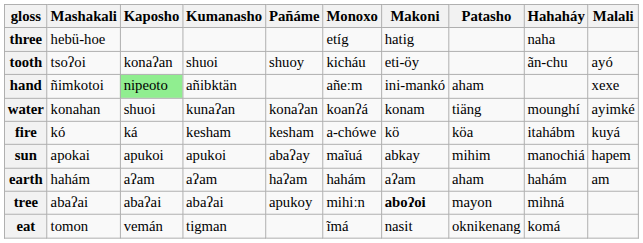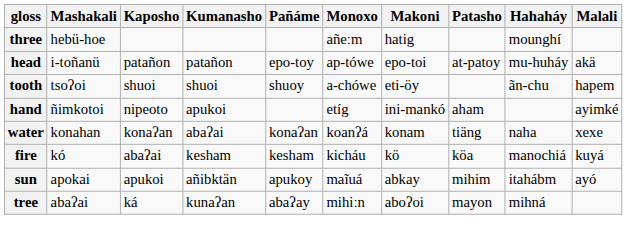(337, 39) etíg -> (344, 39) añeːm
(541, 39) naha -> (535, 39) mounghí
+ row: (26, 62)
(148, 62) konaʔan -> (140, 86) shuoi
(346, 62) kicháu -> (351, 86) a-chówe
(602, 62) ayó -> (595, 86) hapem
(146, 86) lightgreen background -> (146, 109) no background
(211, 86) añibktän -> (206, 109) apukoi
(344, 86) añeːm -> (337, 109) etíg
(605, 86) xexe -> (597, 109) ayimké
(140, 109) shuoi -> (148, 132) konaʔan
(211, 109) kunaʔan -> (205, 132) abaʔai
(554, 109) mounghí -> (523, 132) naha
(613, 109) ayimké -> (589, 132) xexe
(131, 132) ká -> (142, 156) abaʔai
(351, 132) a-chówe -> (346, 156) kicháu
(551, 132) itahábm -> (537, 156) manochiá
(206, 156) apukoi -> (211, 179) añibktän
(289, 156) abaʔay -> (291, 179) apukoy
(556, 156) manochiá -> (532, 179) itahábm
(611, 156) hapem -> (586, 179) ayó
- row: (26, 179)
(142, 202) abaʔai -> (131, 202) ká
(205, 202) abaʔai -> (211, 202) kunaʔan
(291, 202) apukoy -> (289, 202) abaʔay
(405, 202) bold -> (404, 202) normal
- row: (26, 226)
